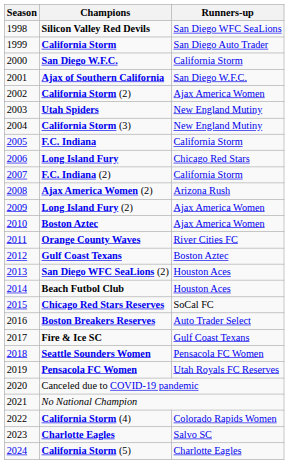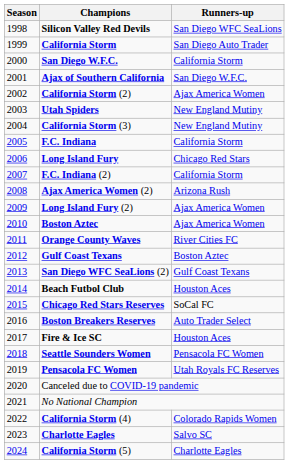(202, 272) Houston Aces -> (211, 272) Gulf Coast Texans
(211, 337) Gulf Coast Texans -> (202, 337) Houston Aces
